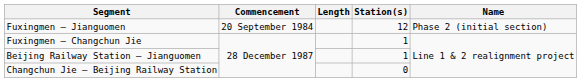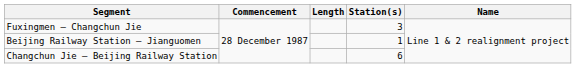- row: (66, 26)
(405, 41) 1 -> (400, 26) 3
(405, 70) 0 -> (400, 56) 6
